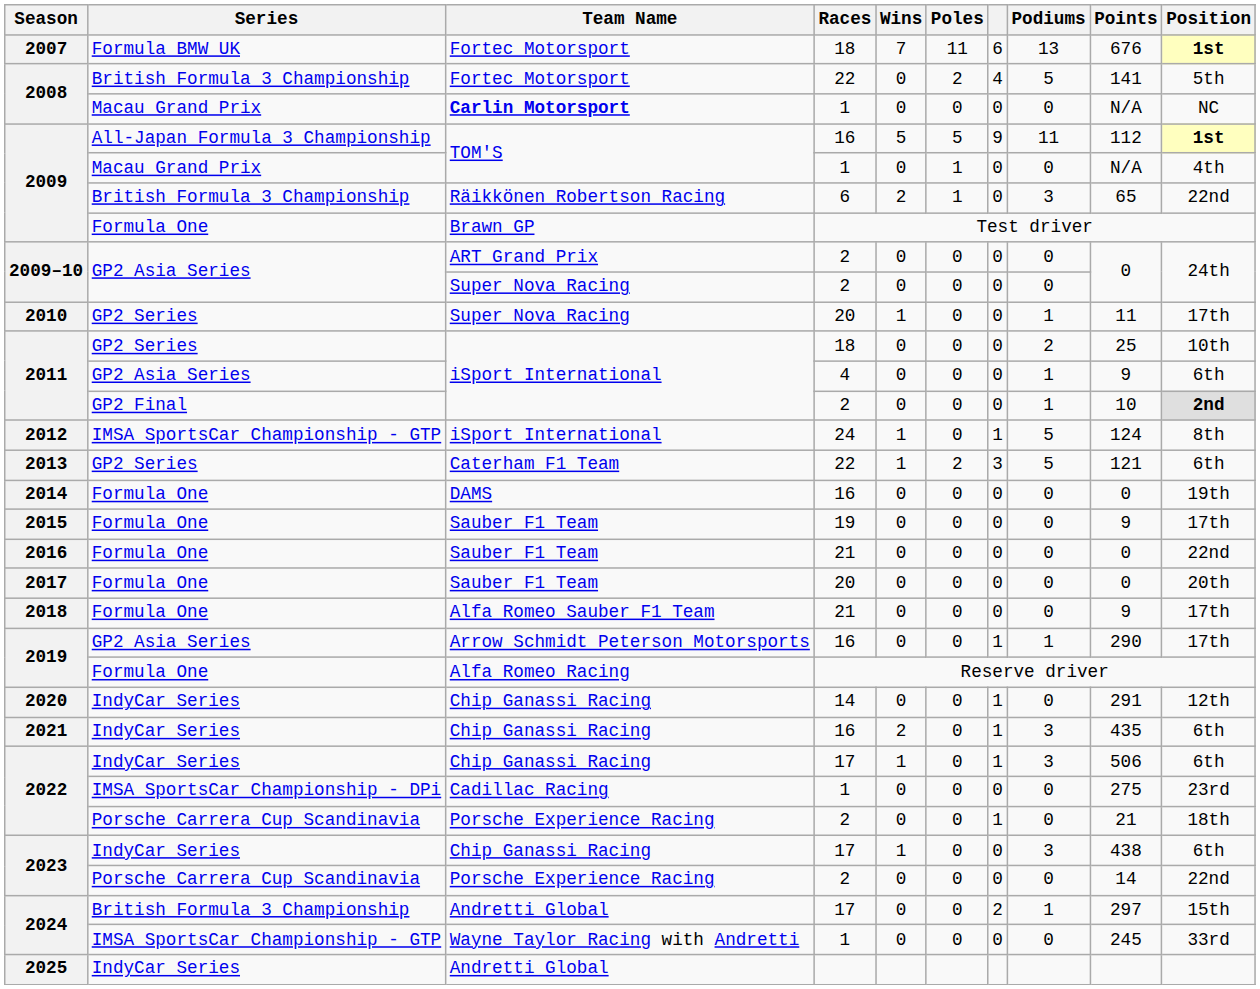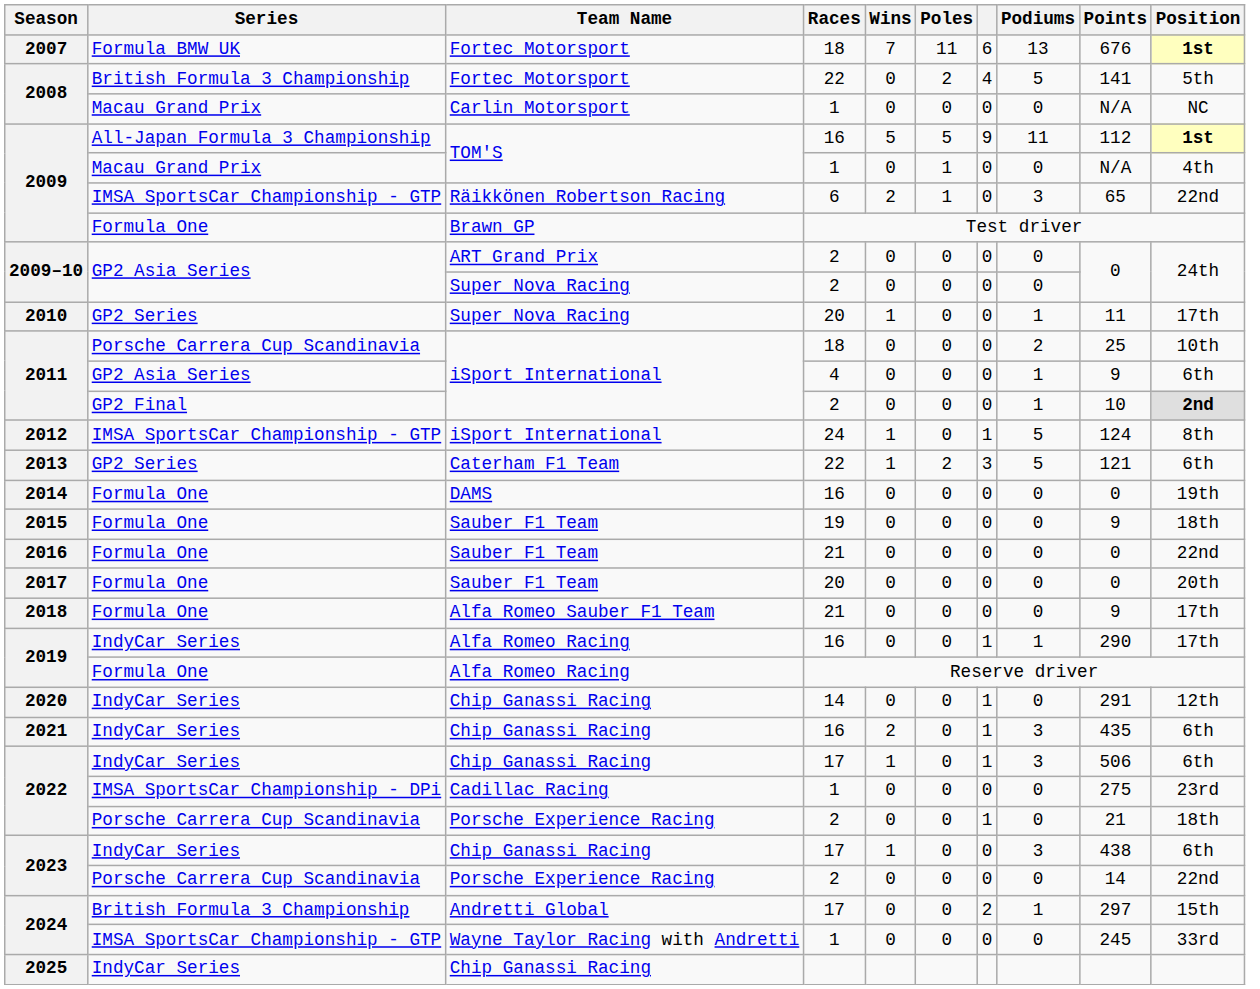(540, 108) bold -> (540, 108) normal
(251, 197) British Formula 3 Championship -> (266, 197) IMSA SportsCar Championship - GTP
(145, 346) GP2 Series -> (256, 346) Porsche Carrera Cup Scandinavia
(1209, 524) 17th -> (1198, 524) 18th
(171, 643) GP2 Asia Series -> (166, 643) IndyCar Series
(630, 643) Arrow Schmidt Peterson Motorsports -> (540, 643) Alfa Romeo Racing
(529, 969) Andretti Global -> (550, 969) Chip Ganassi Racing
